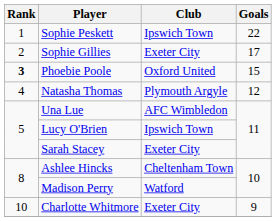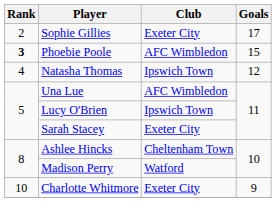- row: (77, 33)
(180, 71) Oxford United -> (186, 52) AFC Wimbledon
(186, 91) Plymouth Argyle -> (179, 71) Ipswich Town
